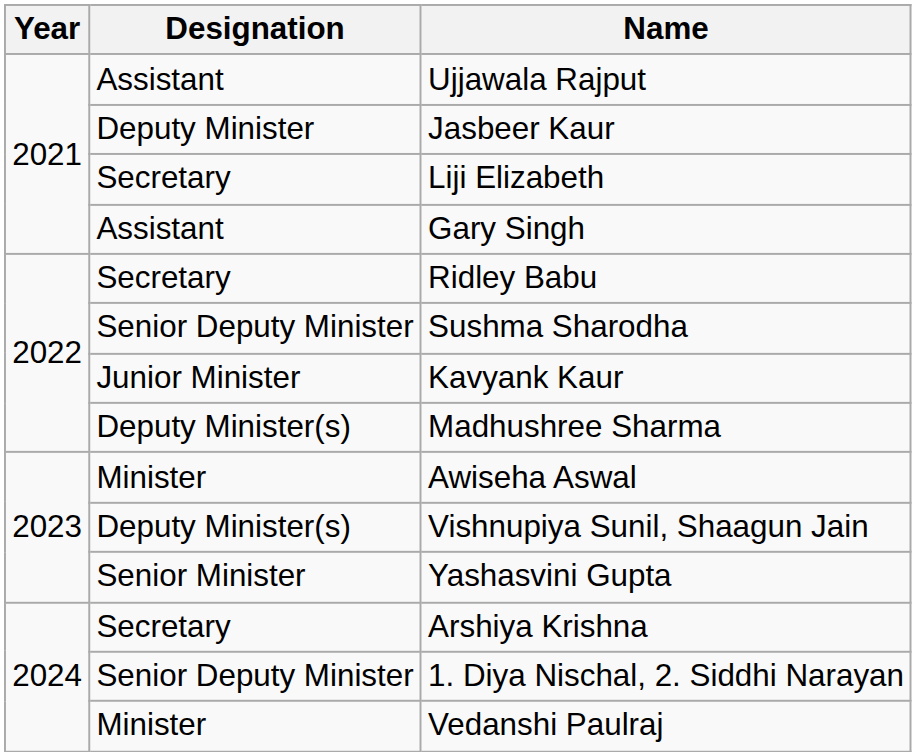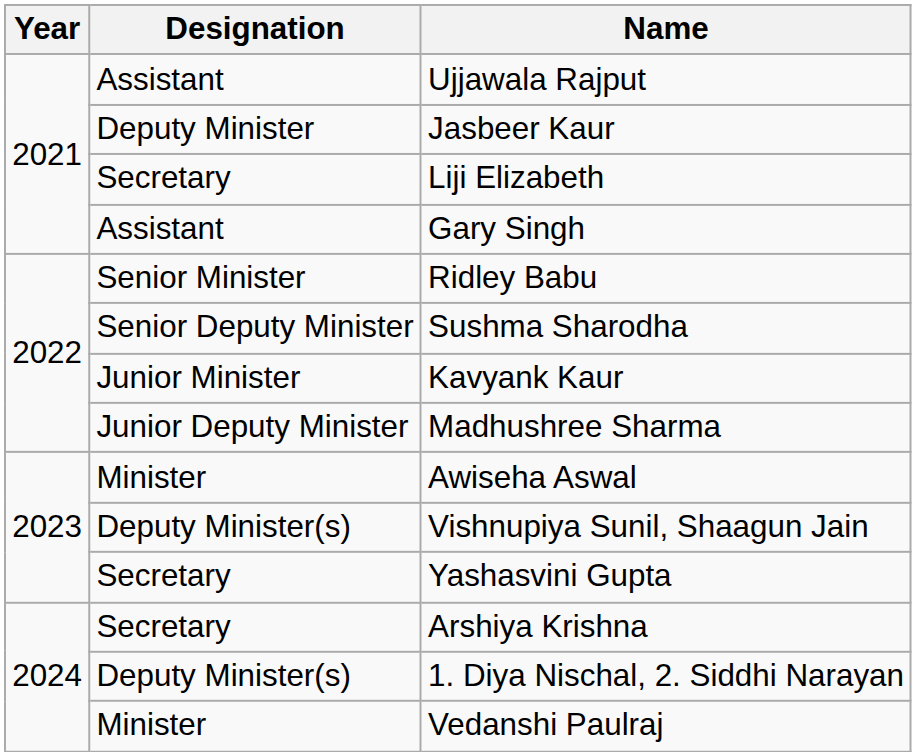(164, 278) Secretary -> (201, 278) Senior Minister
(224, 427) Deputy Minister(s) -> (252, 427) Junior Deputy Minister
(201, 576) Senior Minister -> (164, 576) Secretary
(255, 675) Senior Deputy Minister -> (224, 675) Deputy Minister(s)
